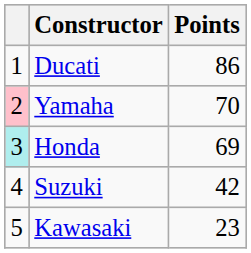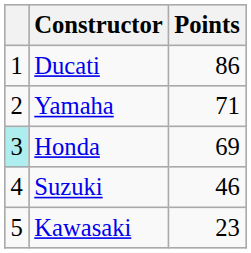(17, 106) pink background -> (17, 106) no background
(228, 106) 70 -> (228, 106) 71
(228, 187) 42 -> (228, 187) 46
